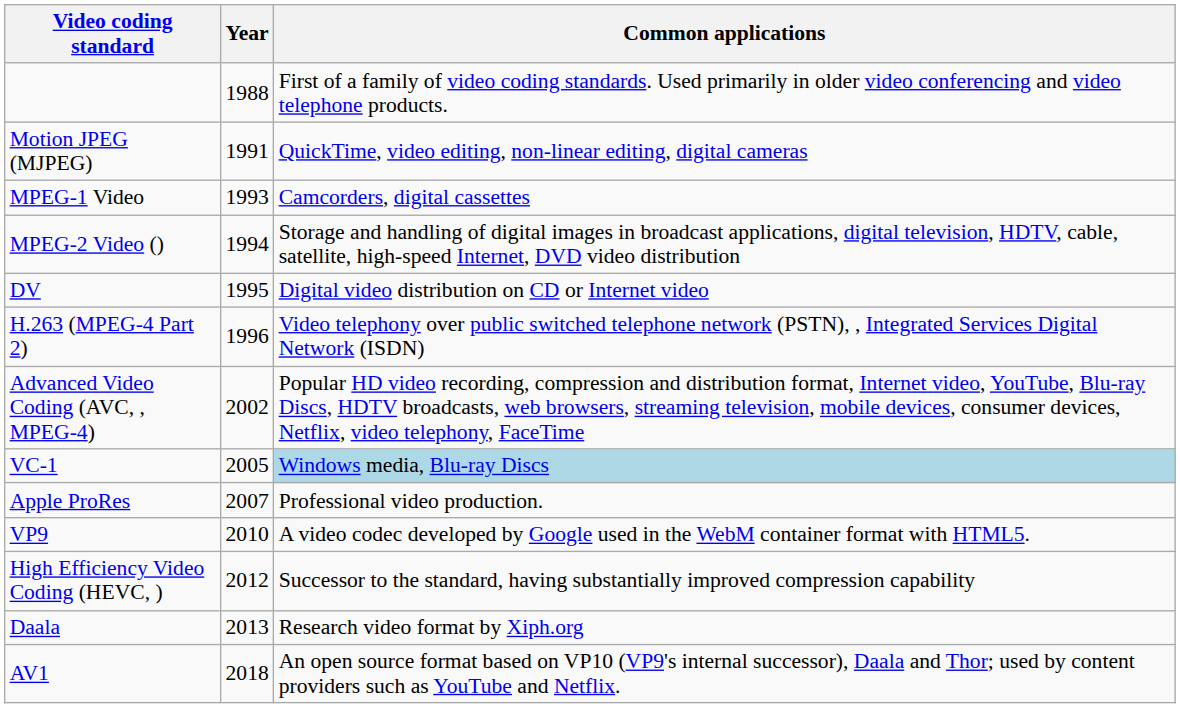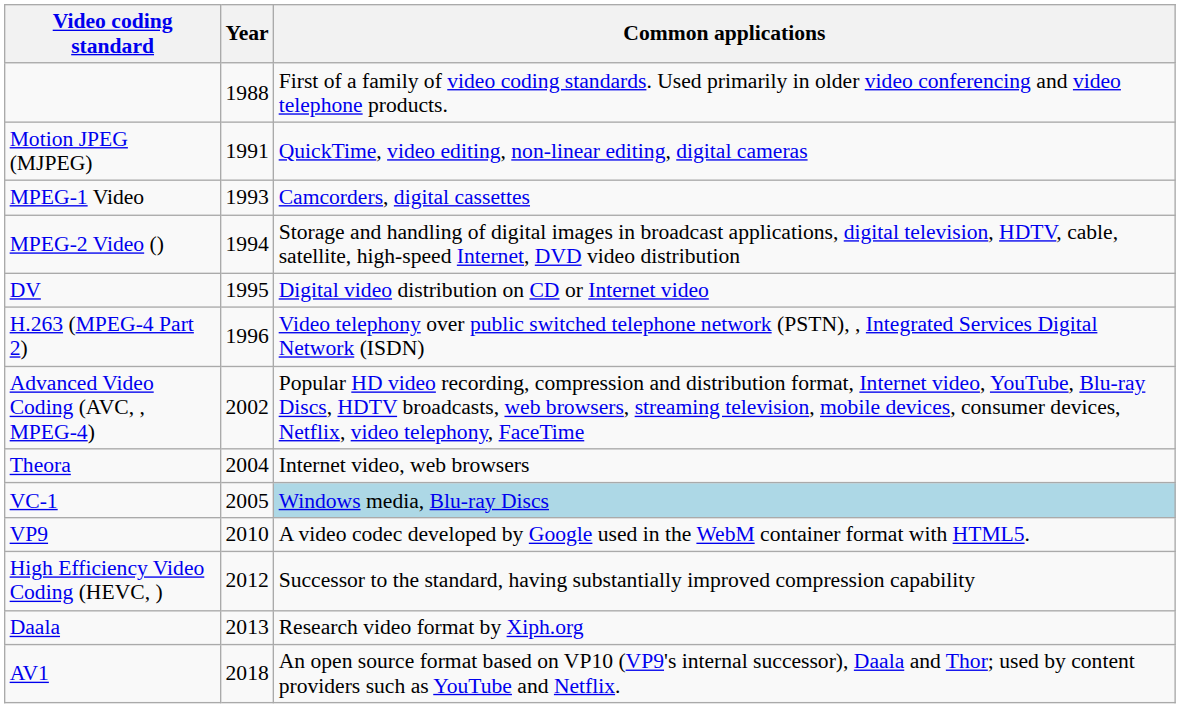+ row: (40, 465)
- row: (70, 500)
